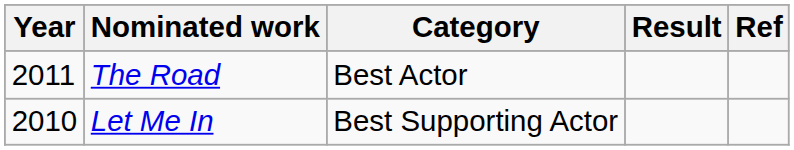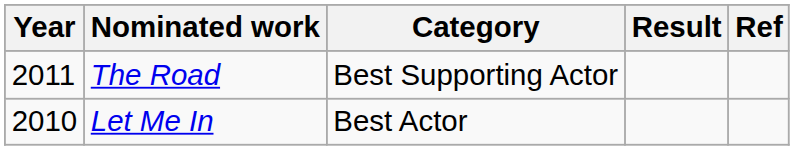(400, 74) Best Actor -> (476, 74) Best Supporting Actor
(476, 121) Best Supporting Actor -> (400, 121) Best Actor
